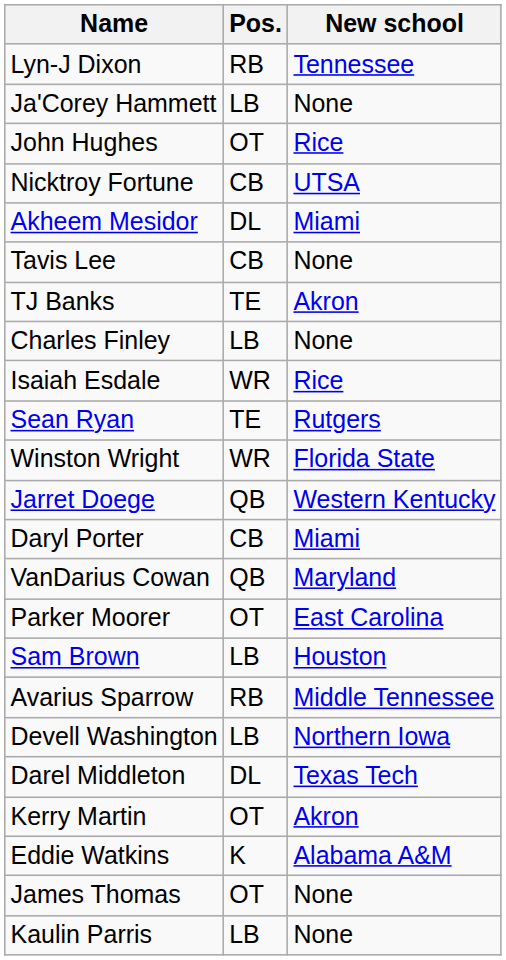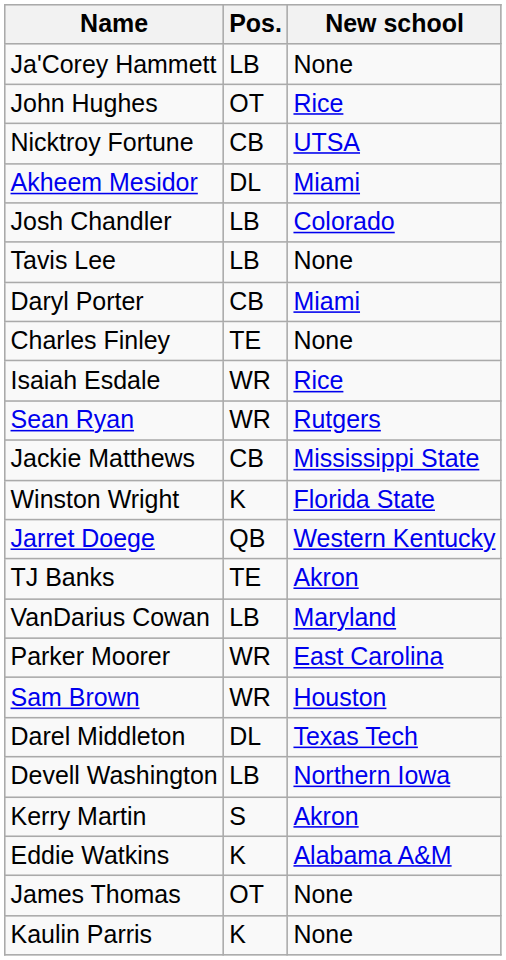- row: (76, 63)
+ row: (91, 222)
(247, 261) CB -> (244, 261) LB
rows swapped: (77, 538) <-> (63, 301)
(244, 340) LB -> (245, 340) TE
(245, 420) TE -> (250, 420) WR
+ row: (103, 459)
(250, 459) WR -> (238, 499) K
(247, 578) QB -> (244, 618) LB
(247, 618) OT -> (250, 657) WR
(244, 657) LB -> (250, 697) WR
- row: (102, 697)
rows swapped: (114, 736) <-> (98, 776)
(247, 815) OT -> (238, 815) S
(244, 934) LB -> (238, 934) K
